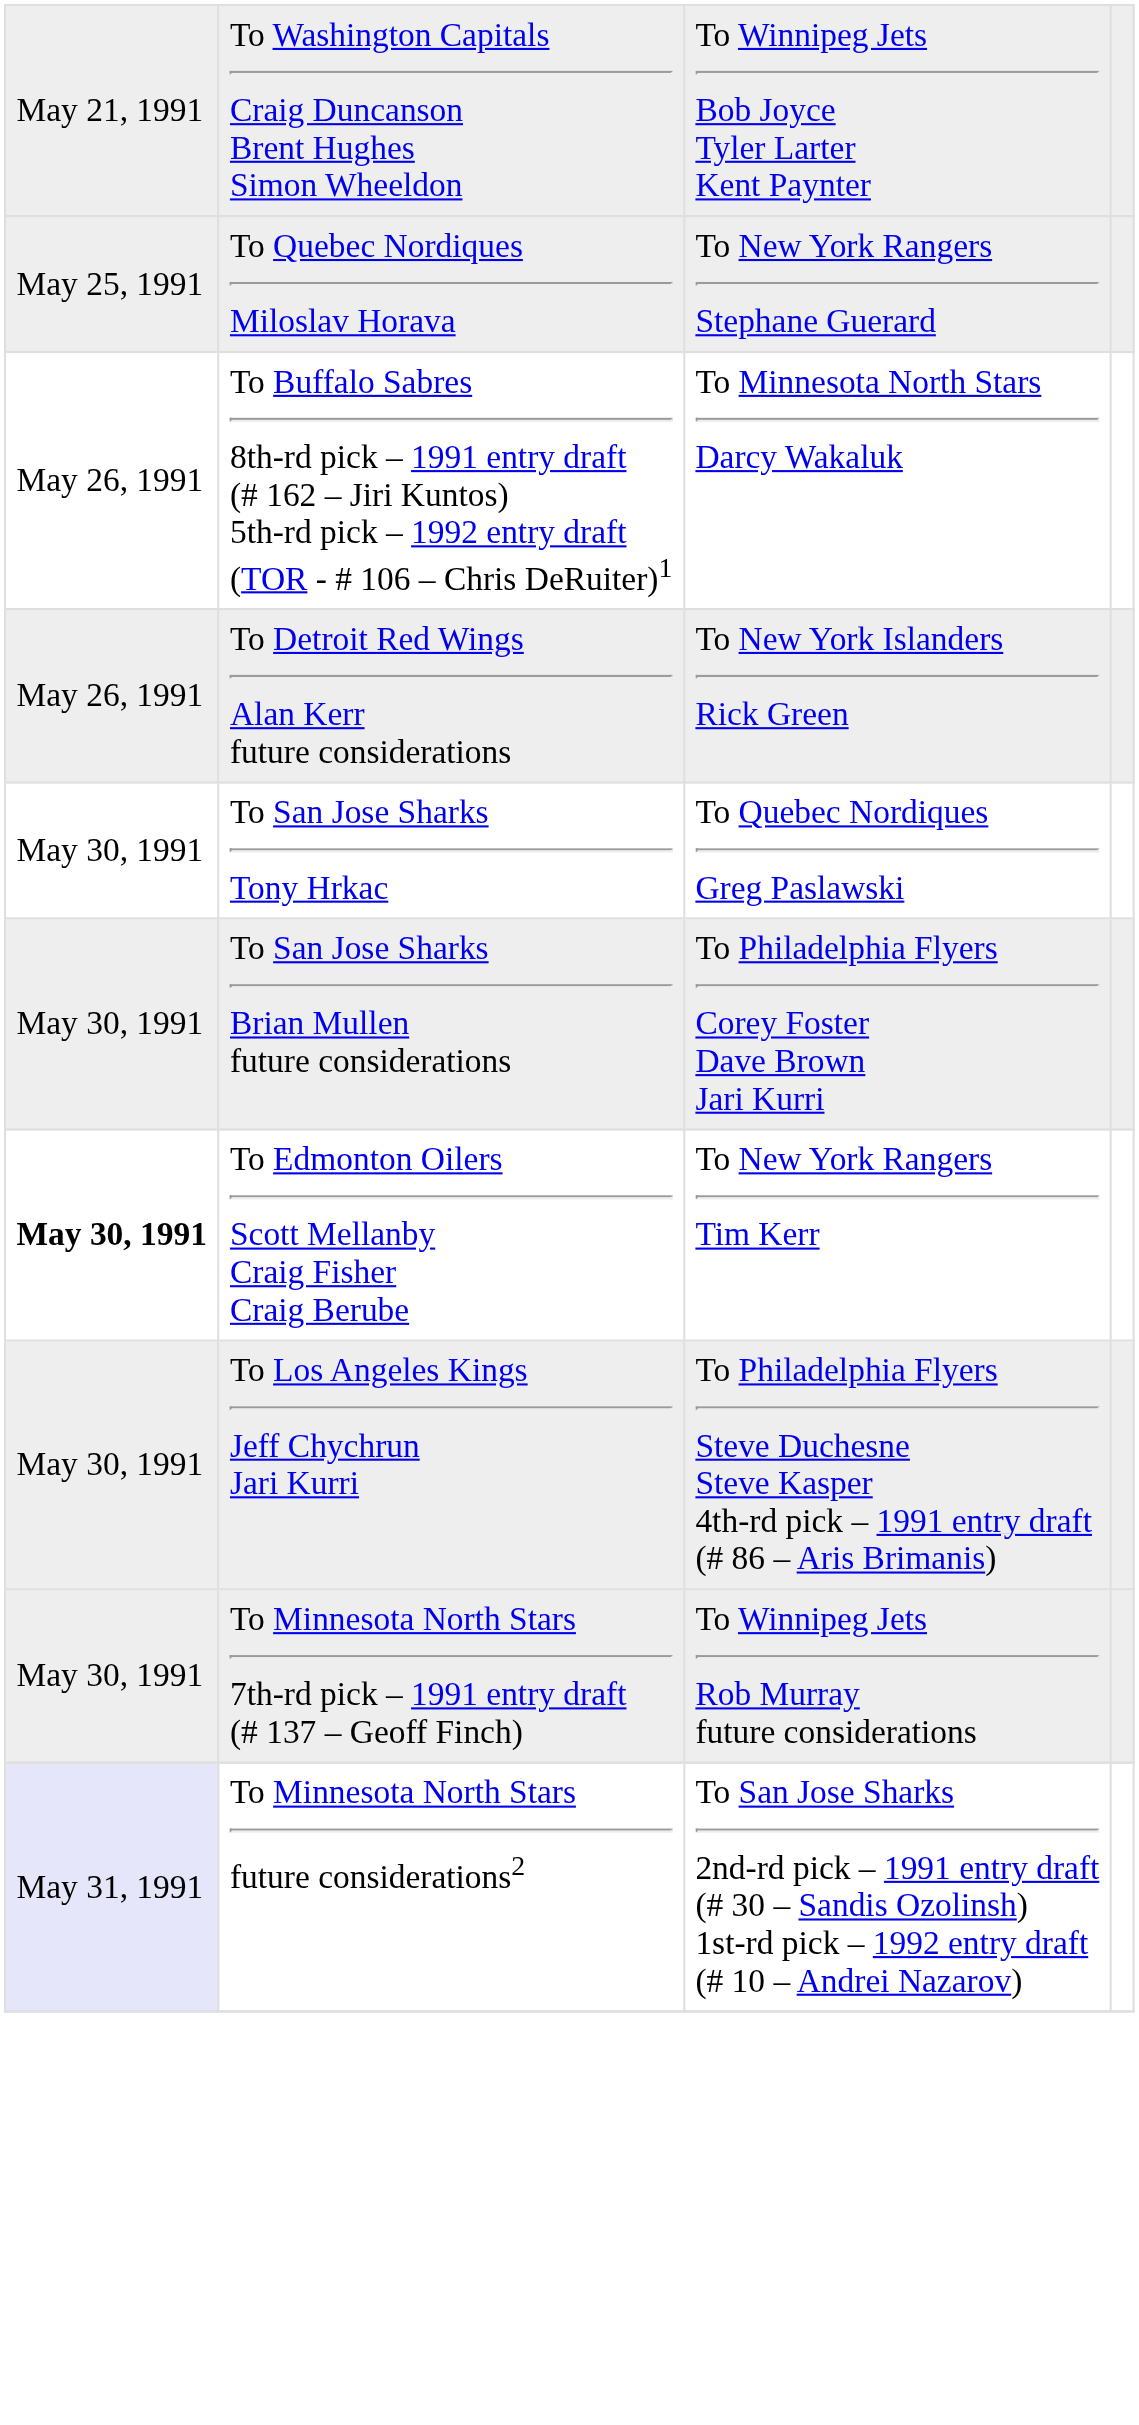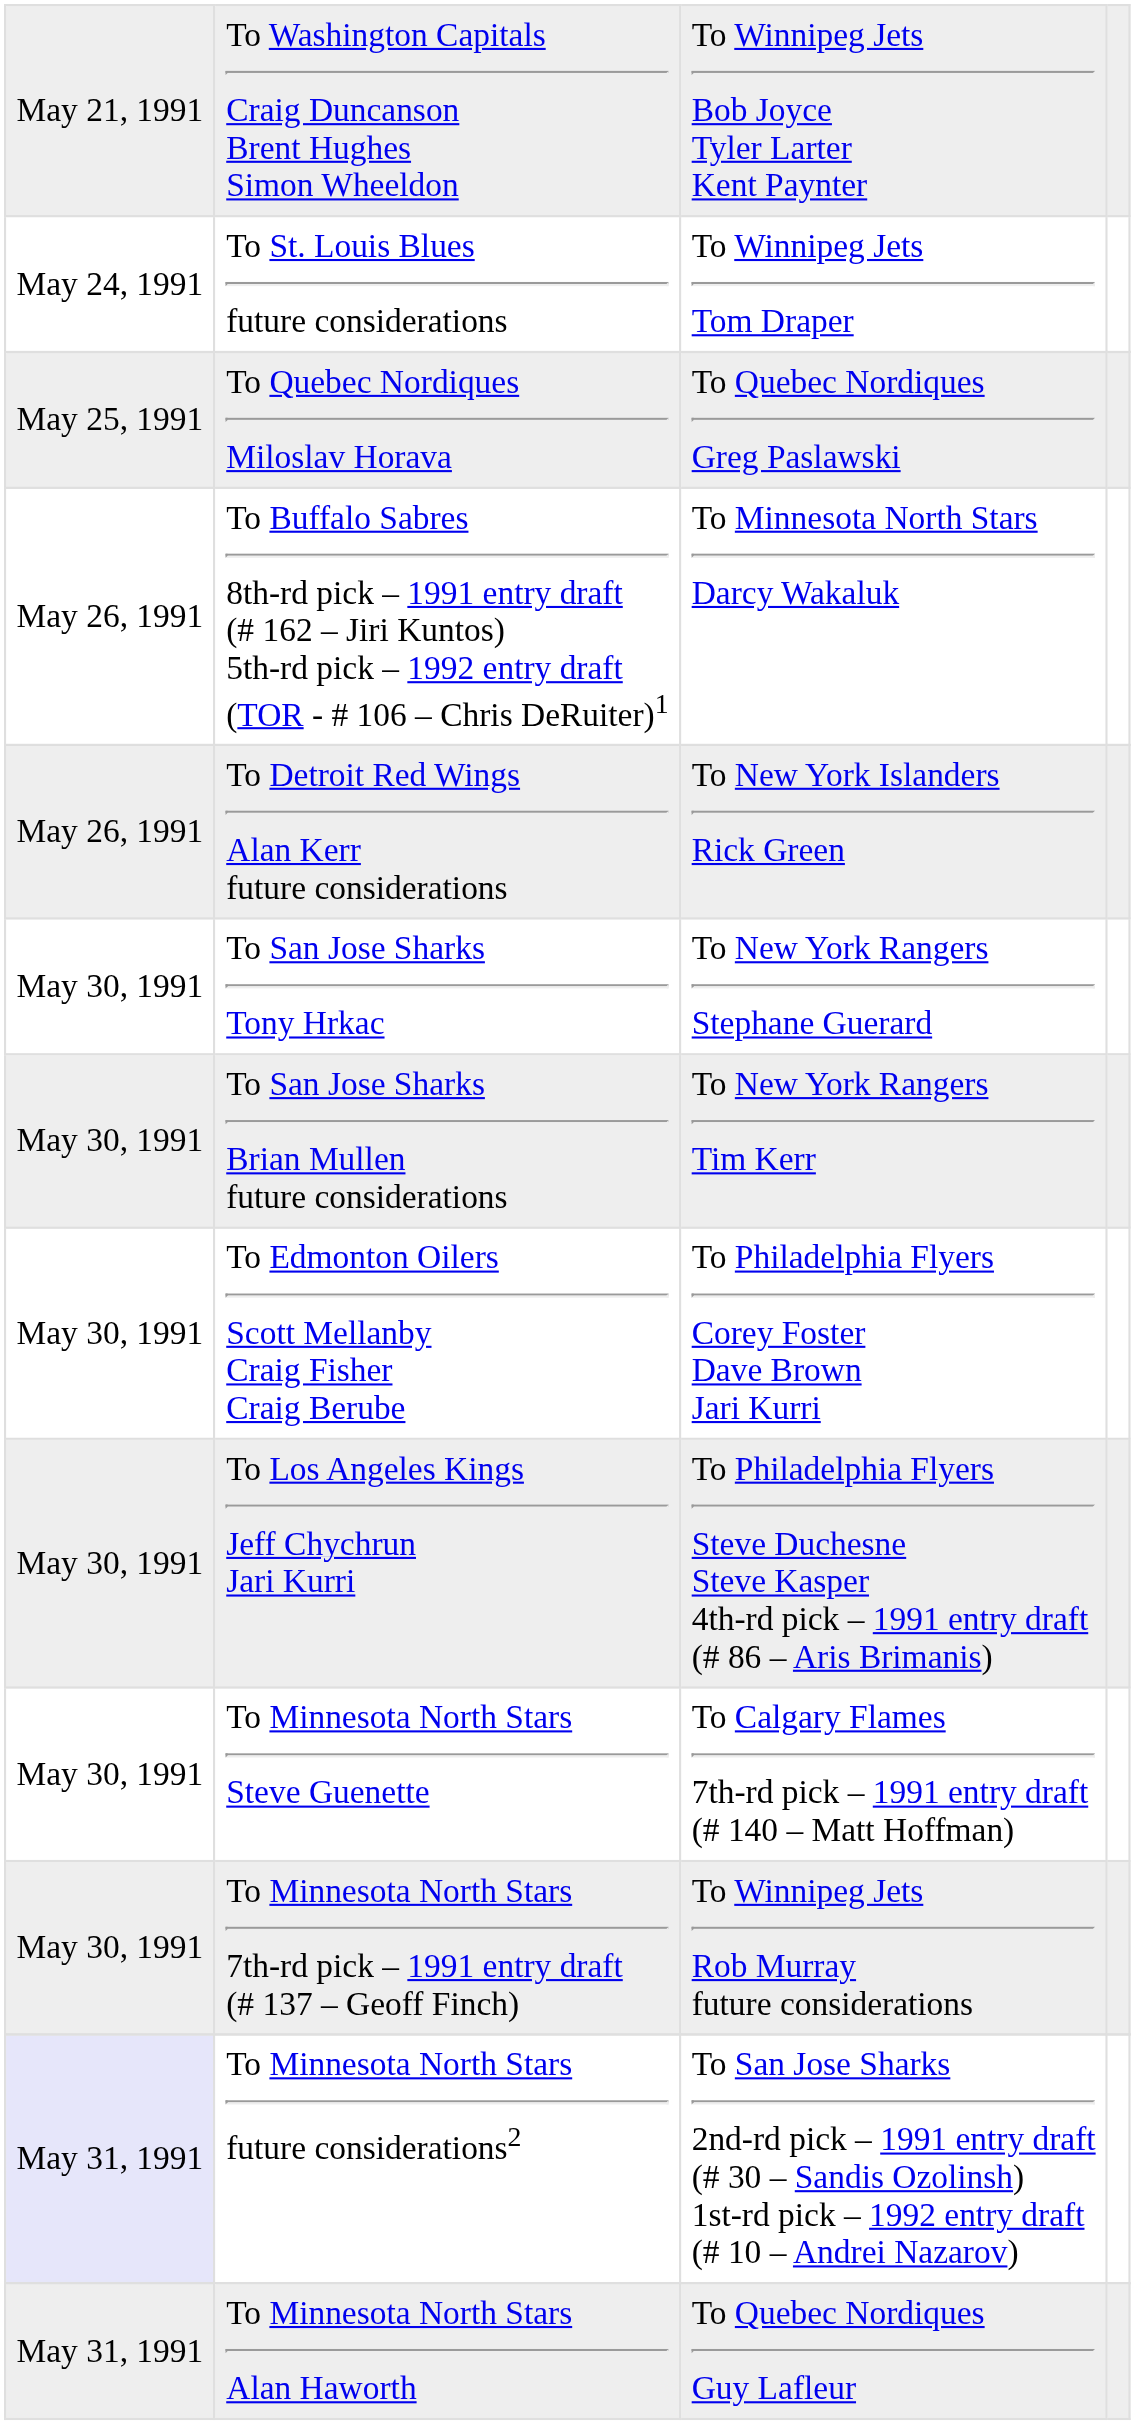+ row: (447, 283)
(897, 283) To New York Rangers Stephane Guerard -> (894, 419) To Quebec Nordiques Greg Paslawski
(897, 850) To Quebec Nordiques Greg Paslawski -> (894, 986) To New York Rangers Stephane Guerard
(897, 1024) To Philadelphia Flyers Corey Foster Dave Brown Jari Kurri -> (894, 1122) To New York Rangers Tim Kerr
(112, 1235) bold -> (110, 1333) normal
(897, 1197) To New York Rangers Tim Kerr -> (894, 1333) To Philadelphia Flyers Corey Foster Dave Brown Jari Kurri
+ row: (447, 1755)
+ row: (447, 2351)
